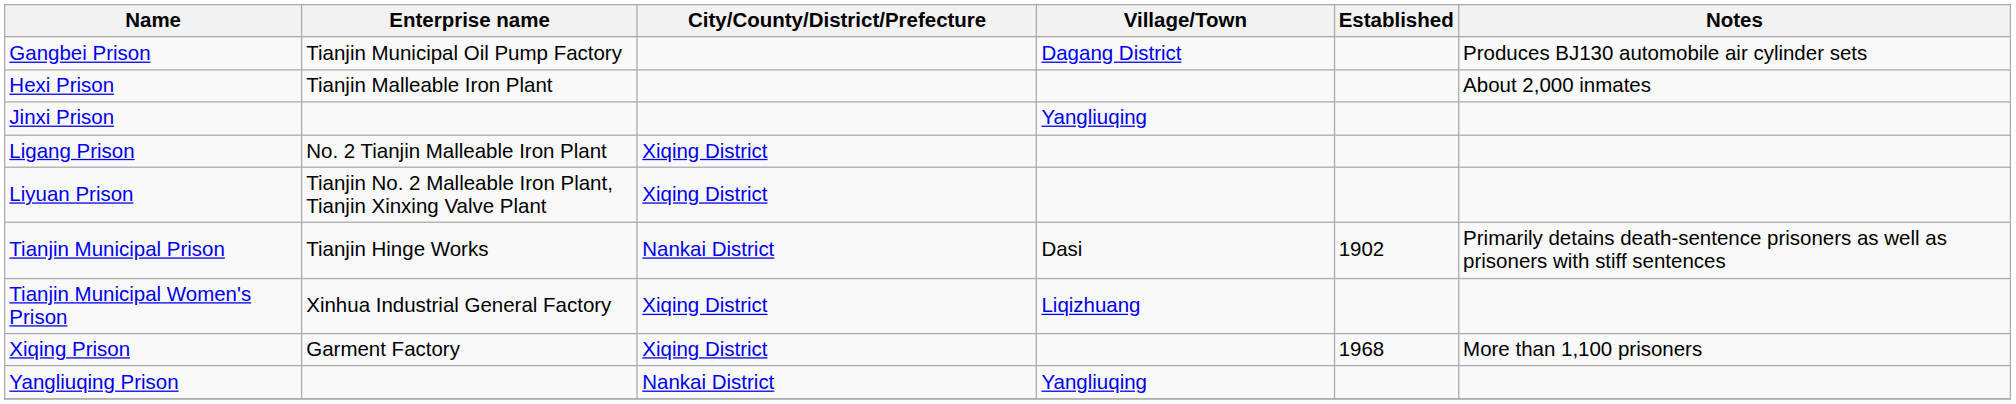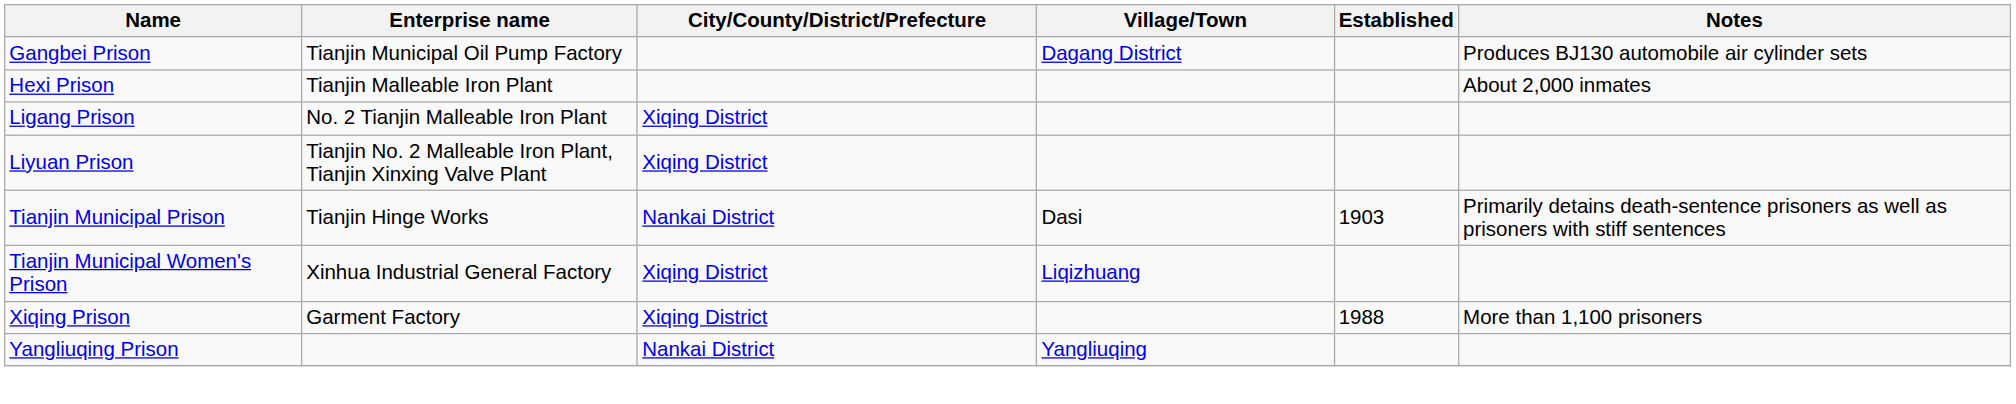- row: (62, 118)
(1361, 250) 1902 -> (1361, 217) 1903
(1361, 349) 1968 -> (1361, 317) 1988
